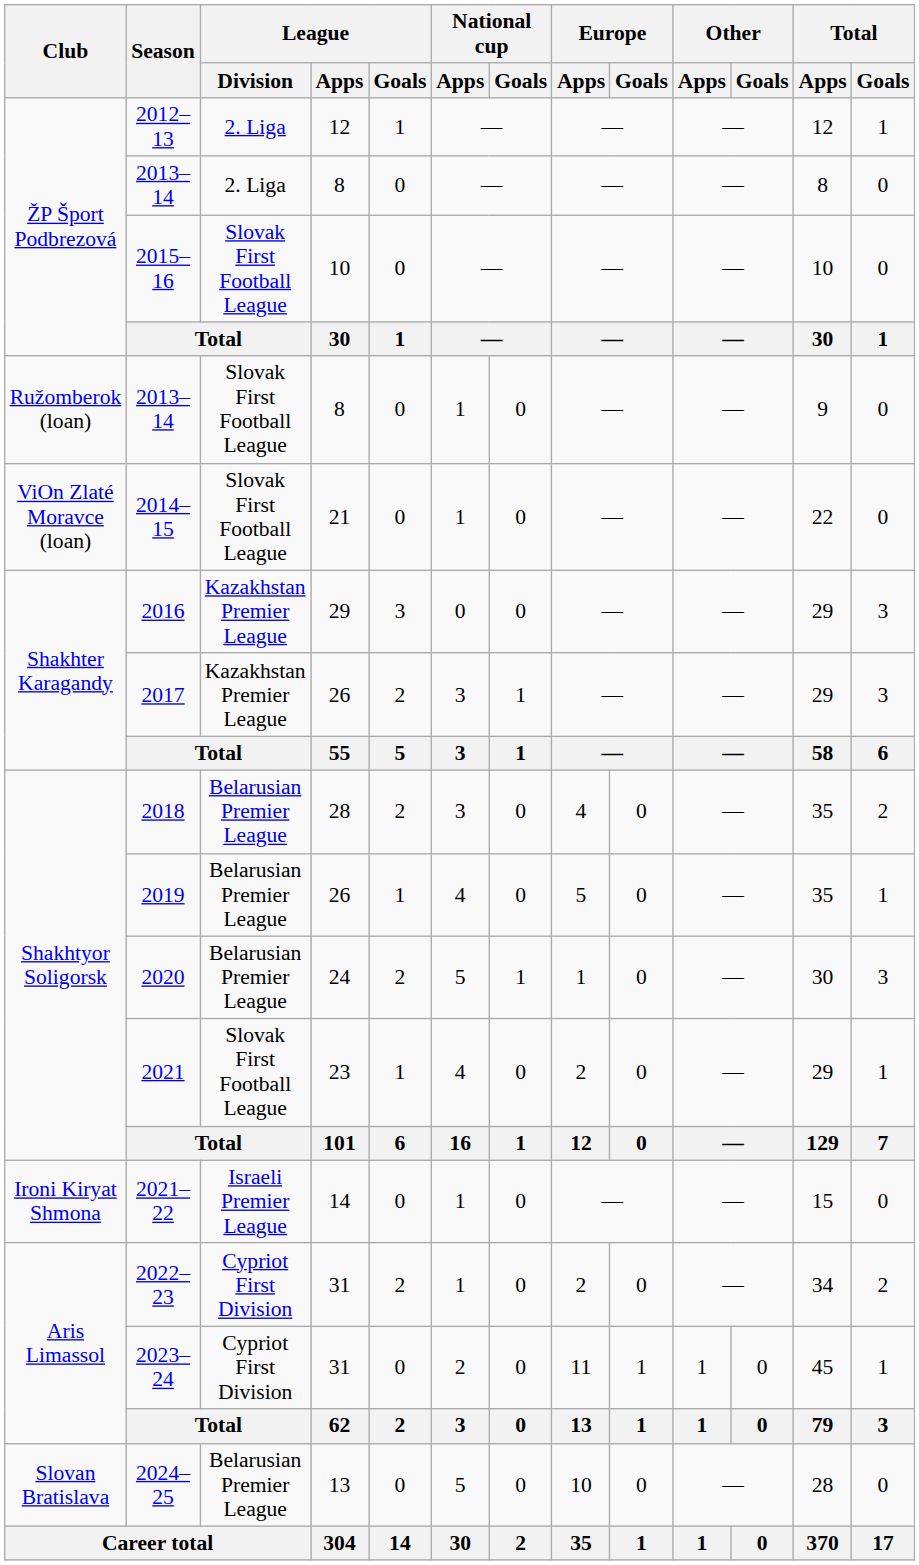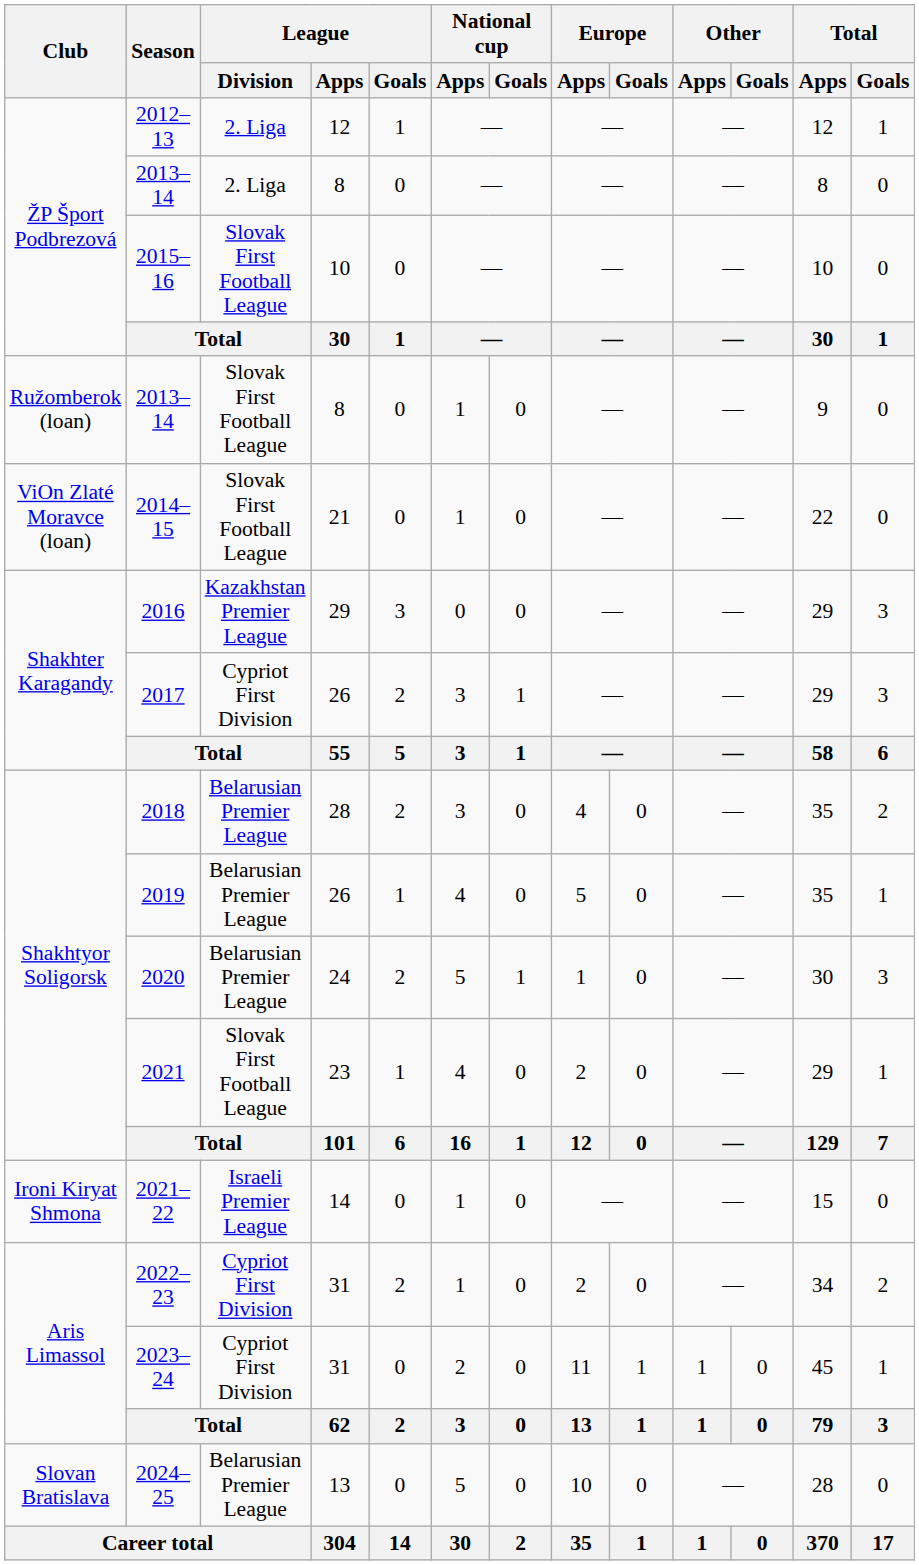(255, 694) Kazakhstan Premier League -> (255, 694) Cypriot First Division
